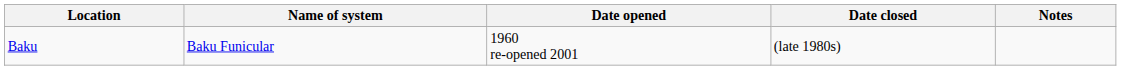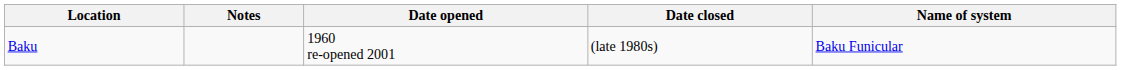columns swapped: (335, 15) <-> (1056, 15)
